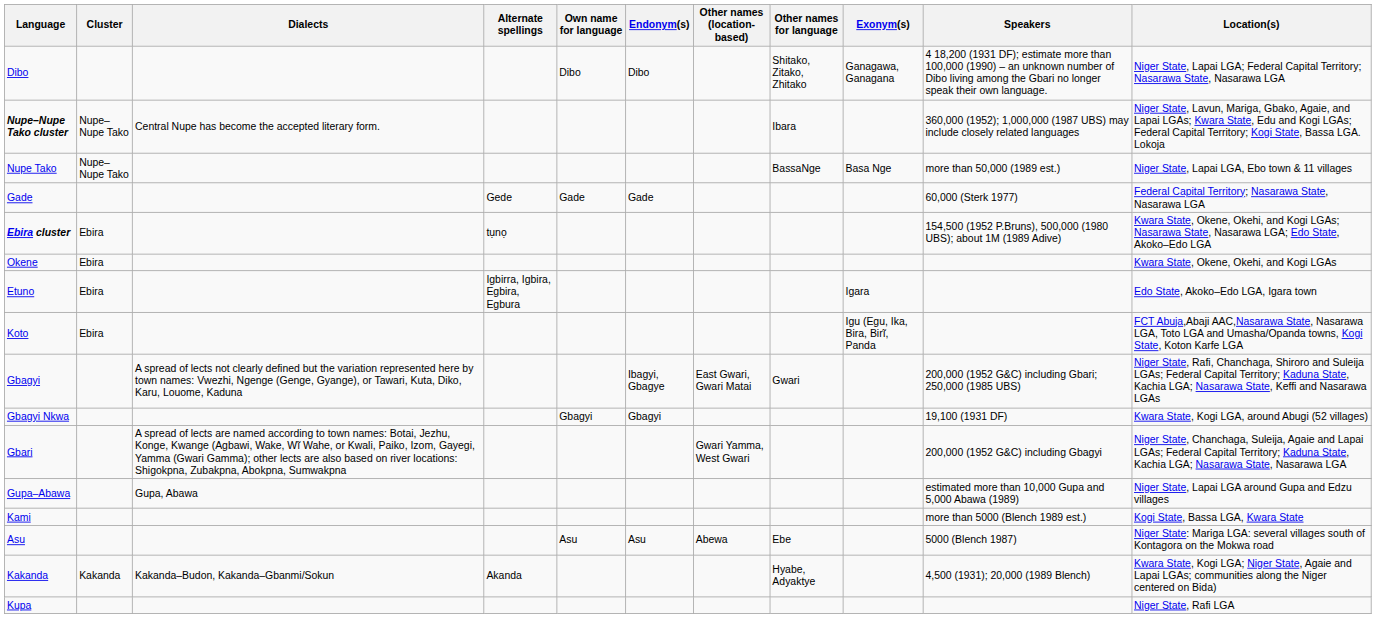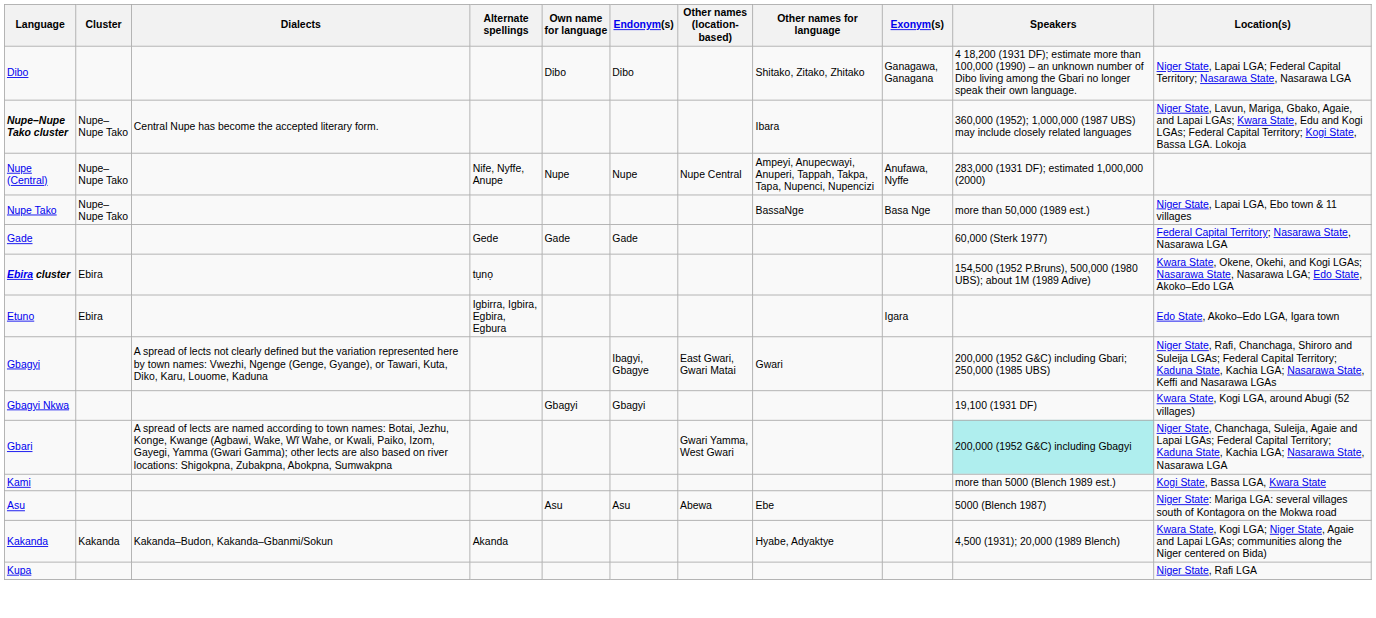+ row: (27, 174)
- row: (22, 262)
- row: (18, 333)
(1014, 452) no background -> (1043, 447) paleturquoise background
- row: (39, 494)
